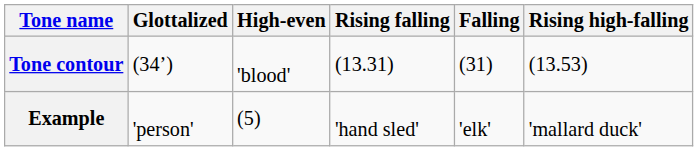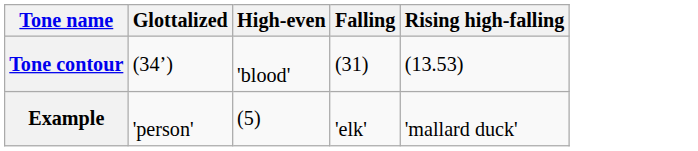- column: (392, 20)
